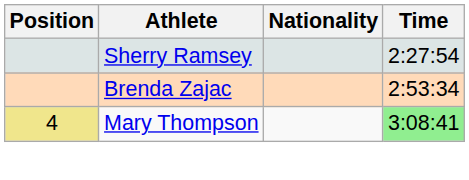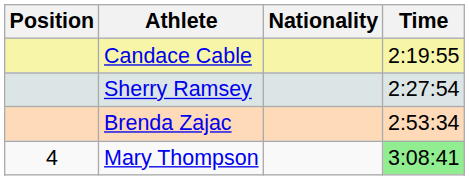+ row: (178, 55)
(52, 123) khaki background -> (52, 157) no background
